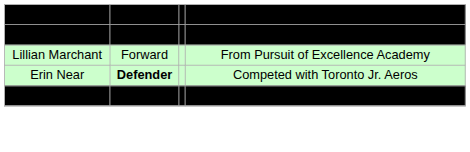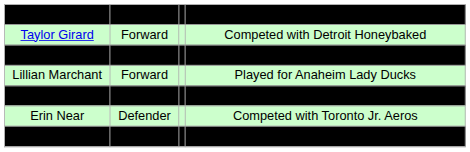+ row: (57, 34)
(325, 34) Played for Anaheim Lady Ducks -> (325, 55) From Pursuit of Excellence Academy
(325, 55) From Pursuit of Excellence Academy -> (325, 75) Played for Anaheim Lady Ducks
+ row: (57, 95)
(145, 75) bold -> (145, 116) normal
